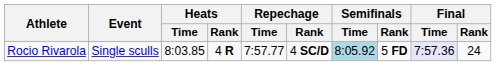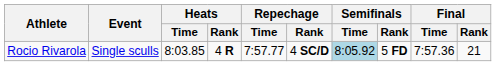(434, 52) lavender background -> (434, 52) no background
(474, 52) 24 -> (474, 52) 21
